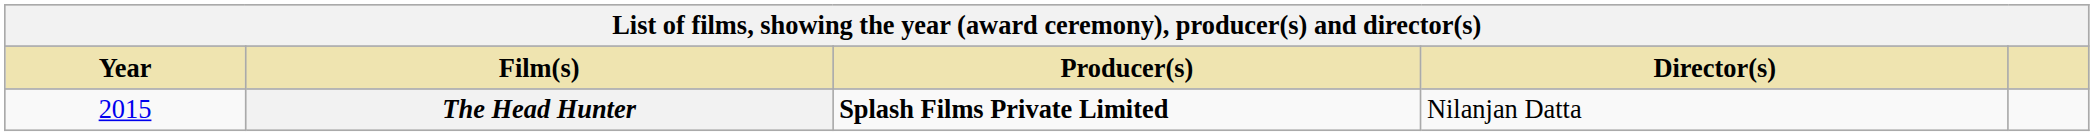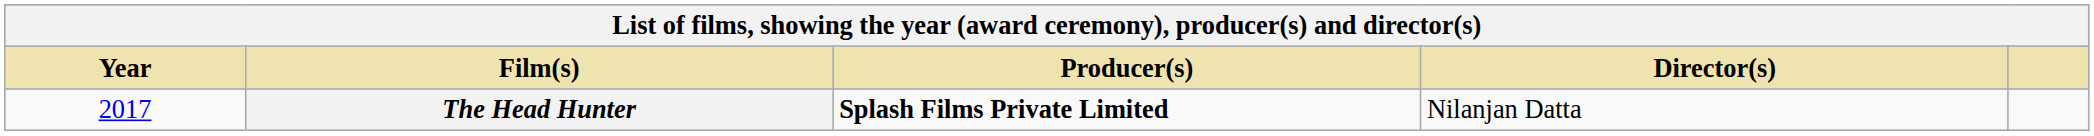(125, 109) 2015 -> (125, 109) 2017
